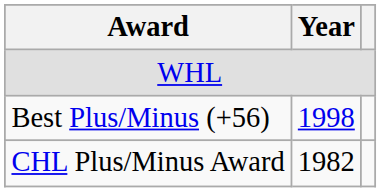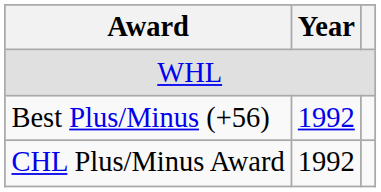(326, 117) 1998 -> (326, 117) 1992
(326, 162) 1982 -> (326, 162) 1992
